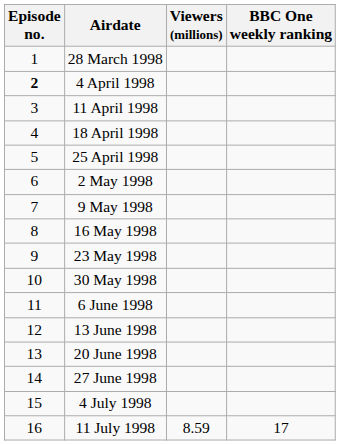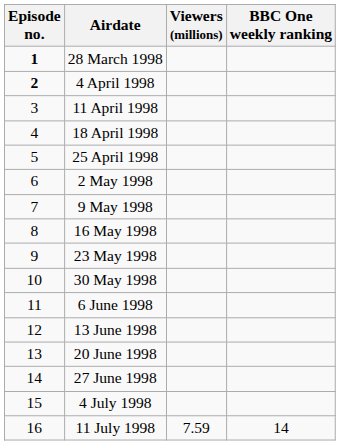(34, 58) normal -> (34, 58) bold
(196, 428) 8.59 -> (196, 428) 7.59
(281, 428) 17 -> (281, 428) 14
